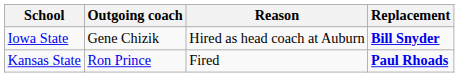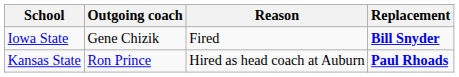(277, 38) Hired as head coach at Auburn -> (204, 38) Fired
(204, 60) Fired -> (277, 60) Hired as head coach at Auburn
